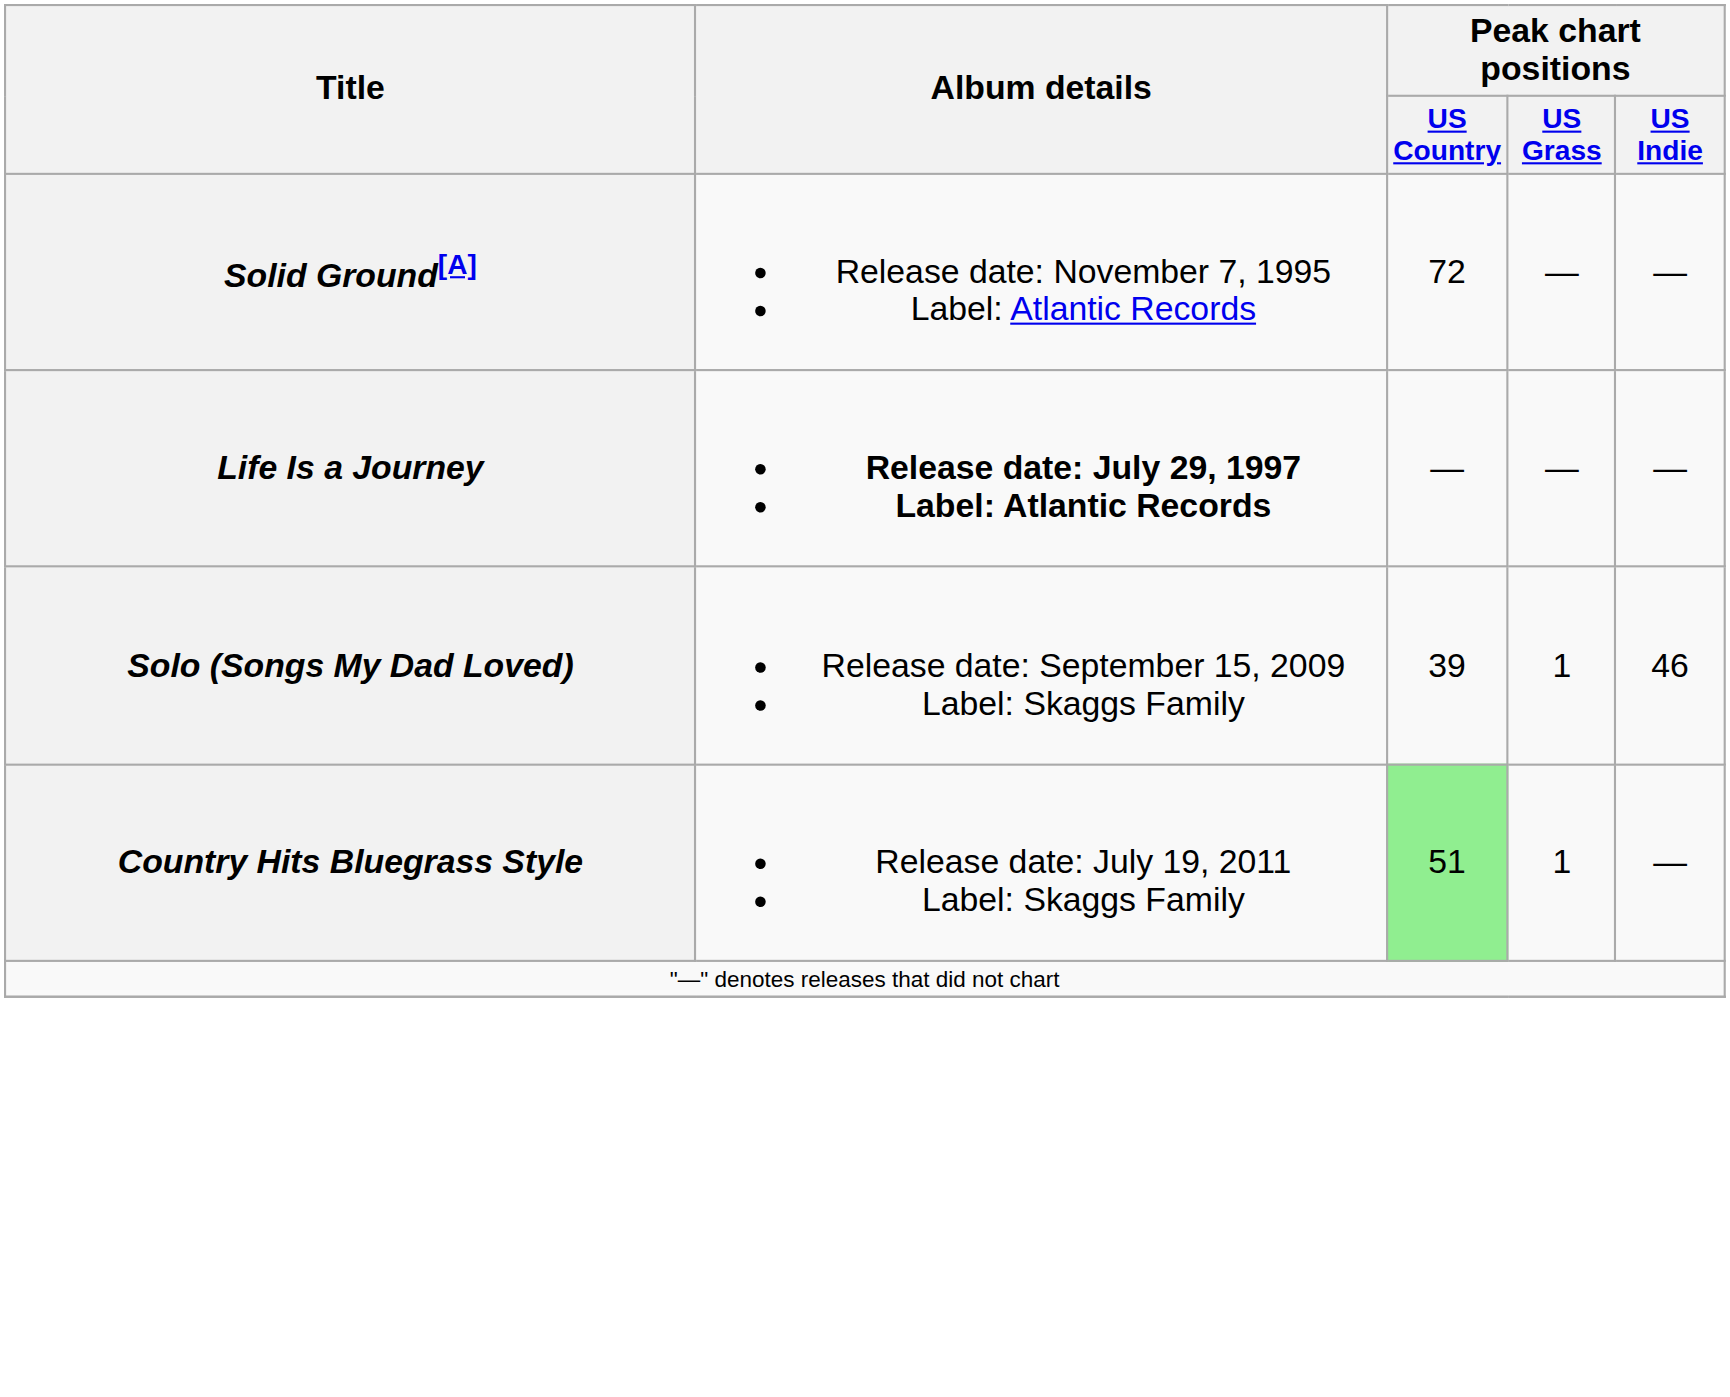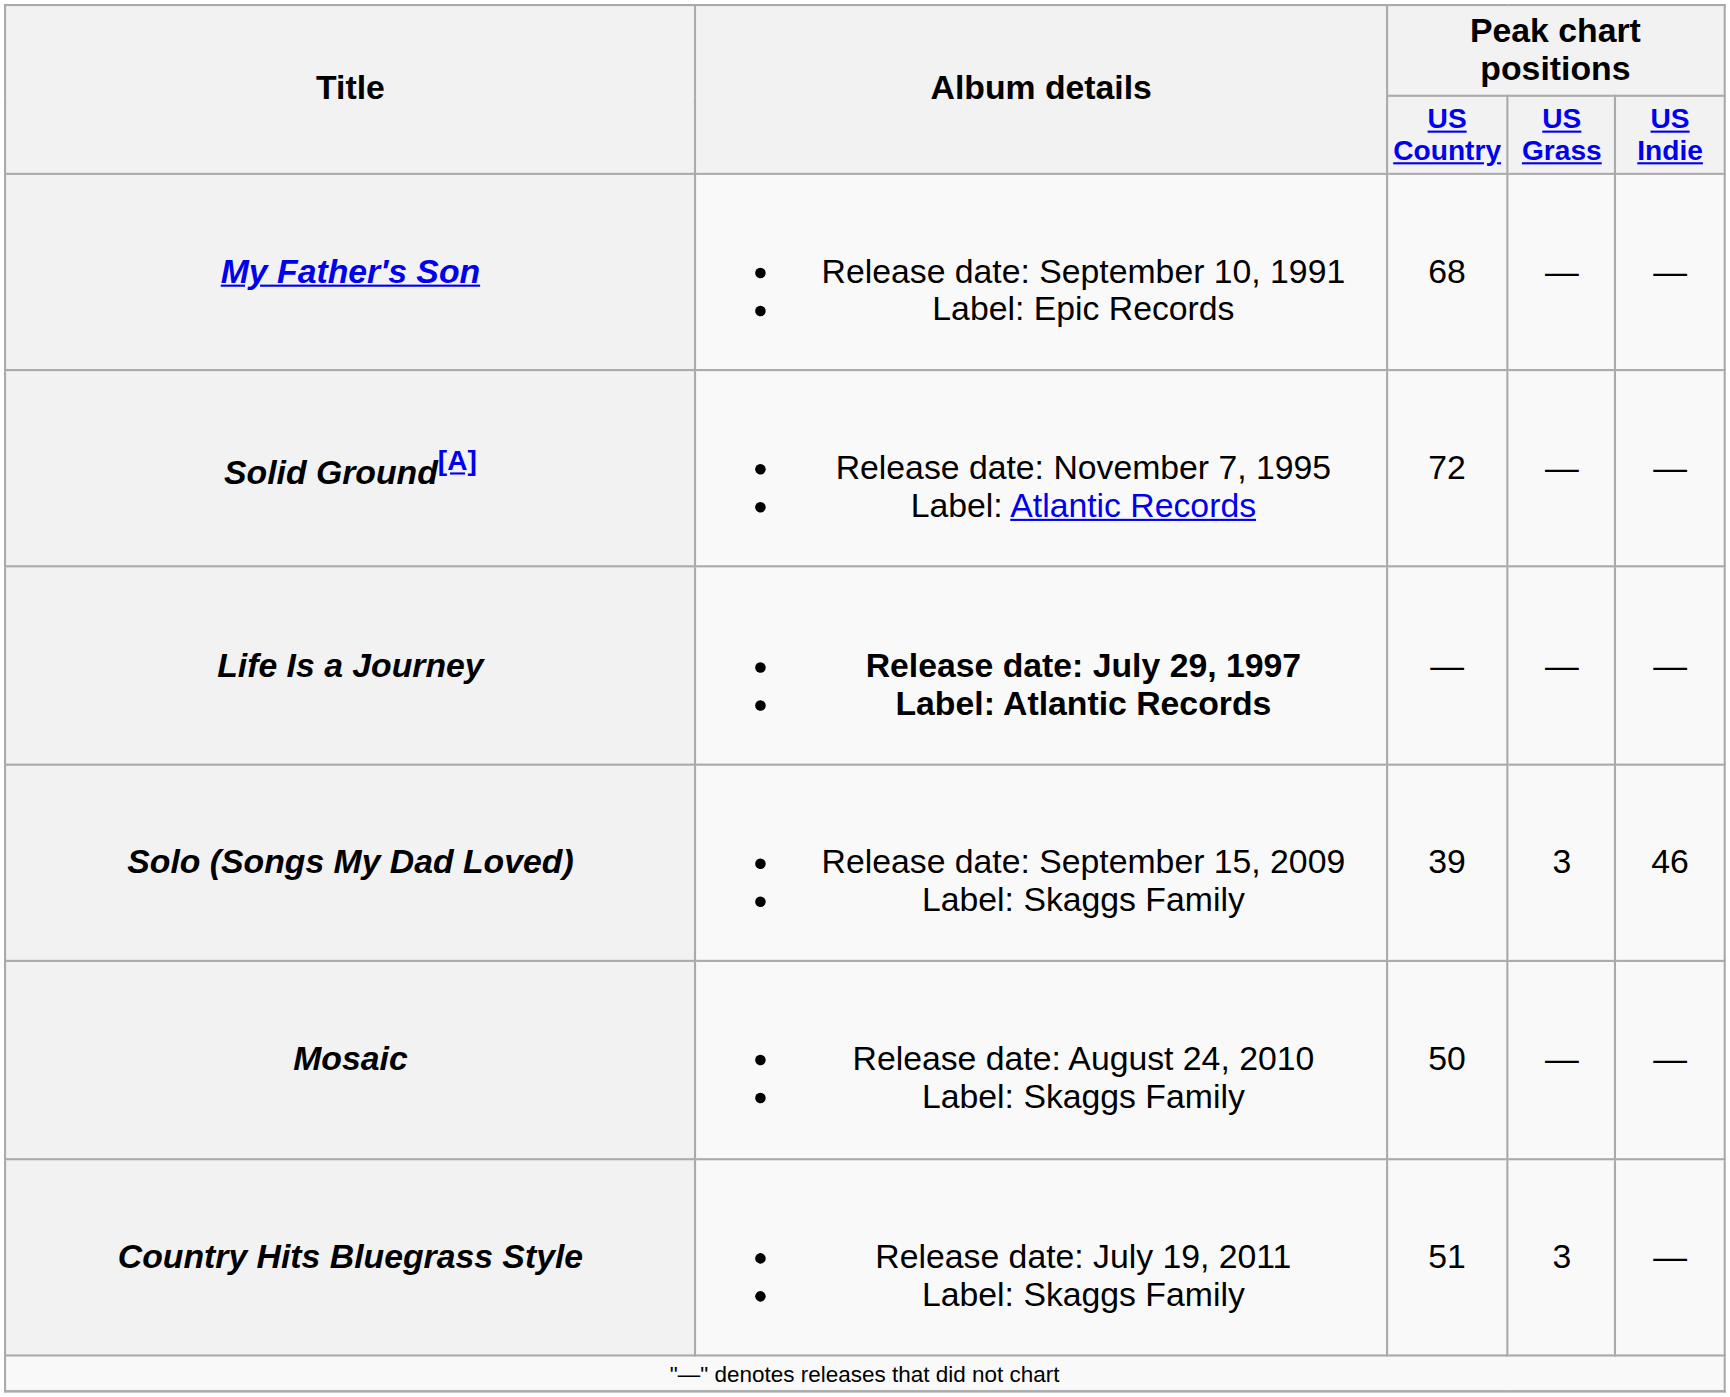+ row: (350, 271)
(1562, 665) 1 -> (1562, 862) 3
+ row: (350, 1059)
(1447, 862) lightgreen background -> (1447, 1256) no background
(1562, 862) 1 -> (1562, 1256) 3
